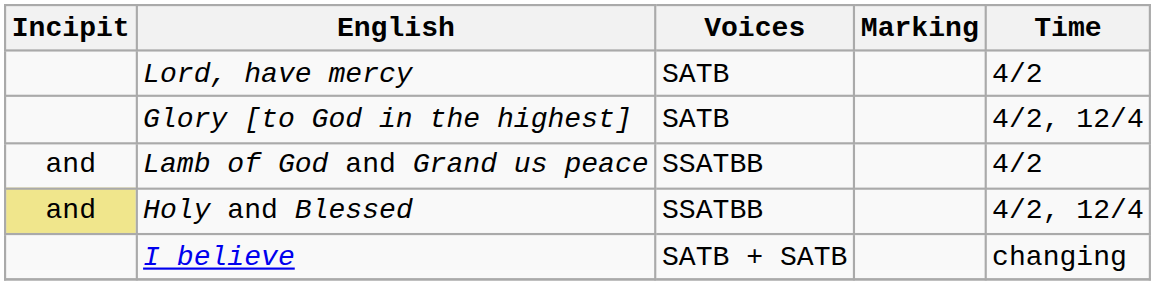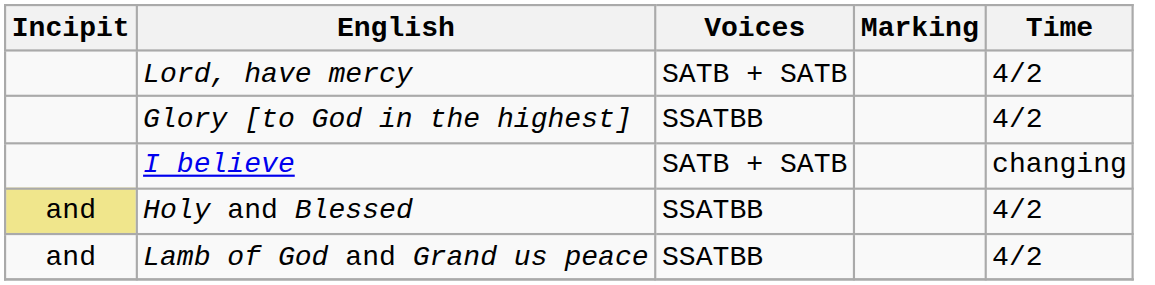(696, 74) SATB -> (755, 74) SATB + SATB
(696, 119) SATB -> (713, 119) SSATBB
(1068, 119) 4/2, 12/4 -> (1017, 119) 4/2
rows swapped: (219, 257) <-> (396, 165)
(1068, 211) 4/2, 12/4 -> (1017, 211) 4/2
